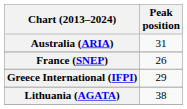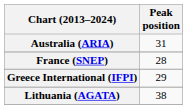(161, 60) 26 -> (161, 60) 28
